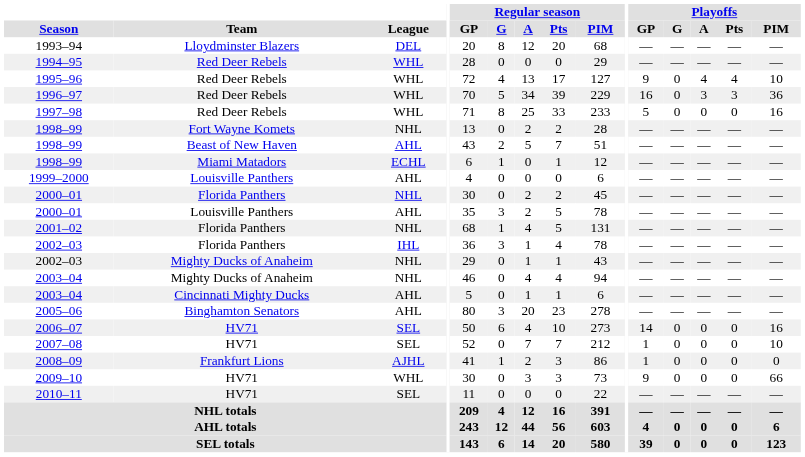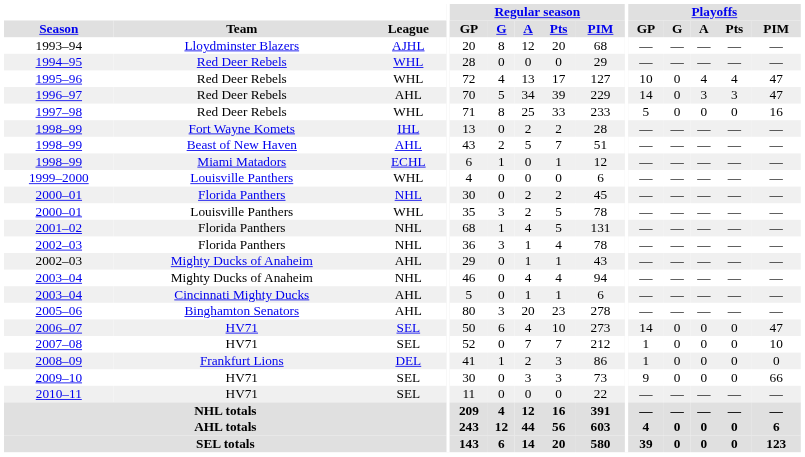(408, 45) DEL -> (408, 45) AJHL
(646, 78) 9 -> (646, 78) 10
(776, 78) 10 -> (776, 78) 47
(408, 95) WHL -> (408, 95) AHL
(646, 95) 16 -> (646, 95) 14
(776, 95) 36 -> (776, 95) 47
(408, 128) NHL -> (408, 128) IHL
(408, 178) AHL -> (408, 178) WHL
(408, 211) AHL -> (408, 211) WHL
(408, 244) IHL -> (408, 244) NHL
(408, 261) NHL -> (408, 261) AHL
(776, 327) 16 -> (776, 327) 47
(408, 360) AJHL -> (408, 360) DEL
(408, 377) WHL -> (408, 377) SEL
